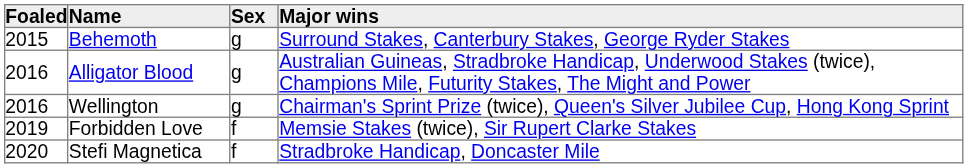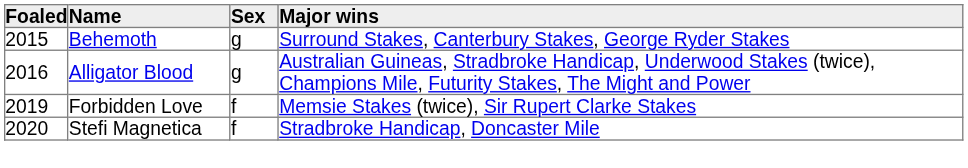- row: (114, 106)
